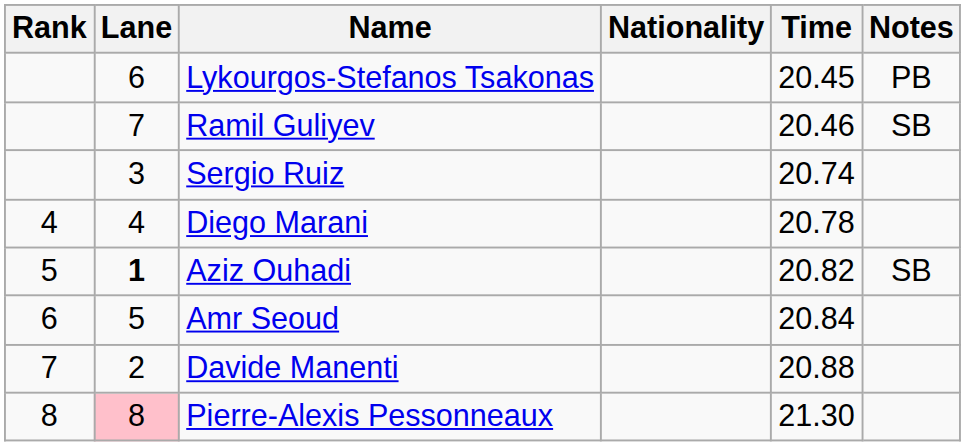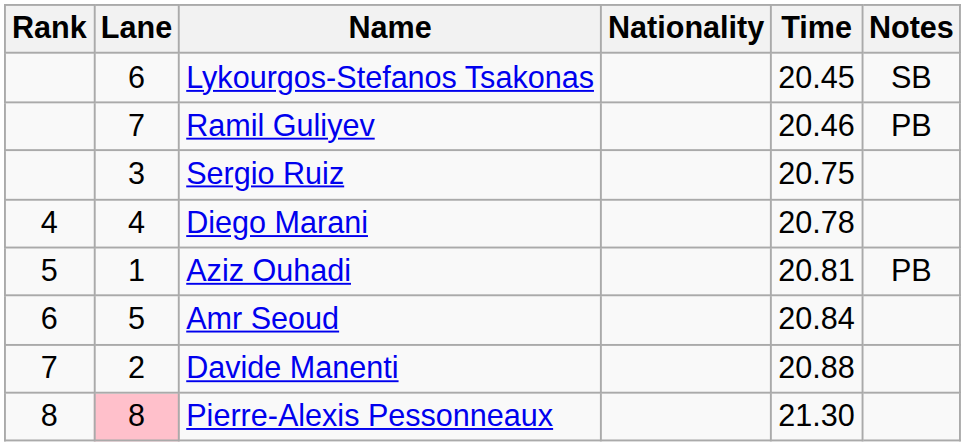(911, 77) PB -> (911, 77) SB
(911, 125) SB -> (911, 125) PB
(817, 174) 20.74 -> (817, 174) 20.75
(136, 271) bold -> (136, 271) normal
(817, 271) 20.82 -> (817, 271) 20.81
(911, 271) SB -> (911, 271) PB
